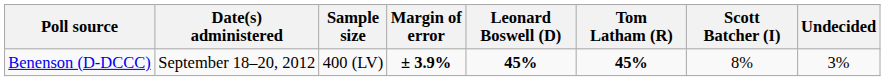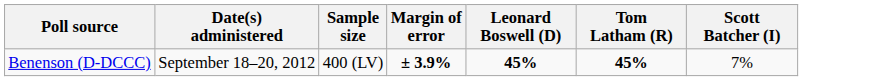- column: (839, 26)
(742, 62) 8% -> (742, 62) 7%
